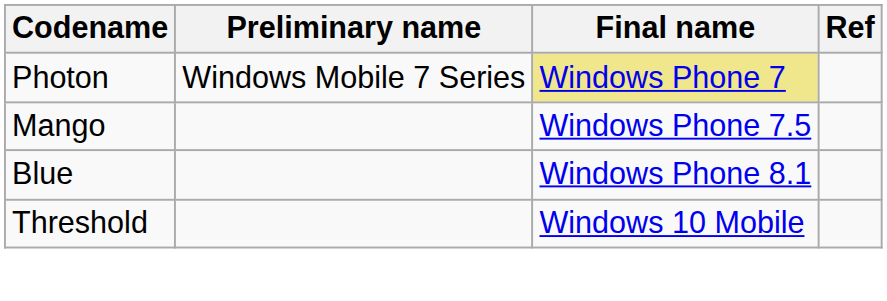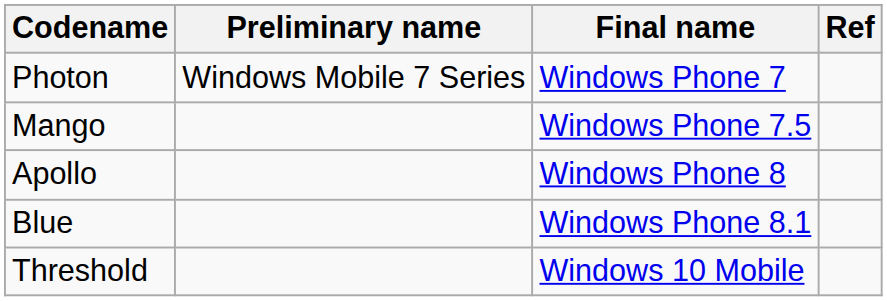(663, 77) khaki background -> (663, 77) no background
+ row: (54, 174)
